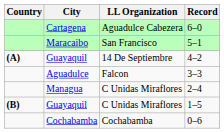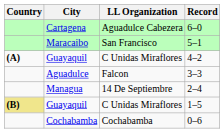(137, 58) 14 De Septiembre -> (142, 58) C Unidas Miraflores
(142, 89) C Unidas Miraflores -> (137, 89) 14 De Septiembre
(13, 105) no background -> (13, 105) khaki background
